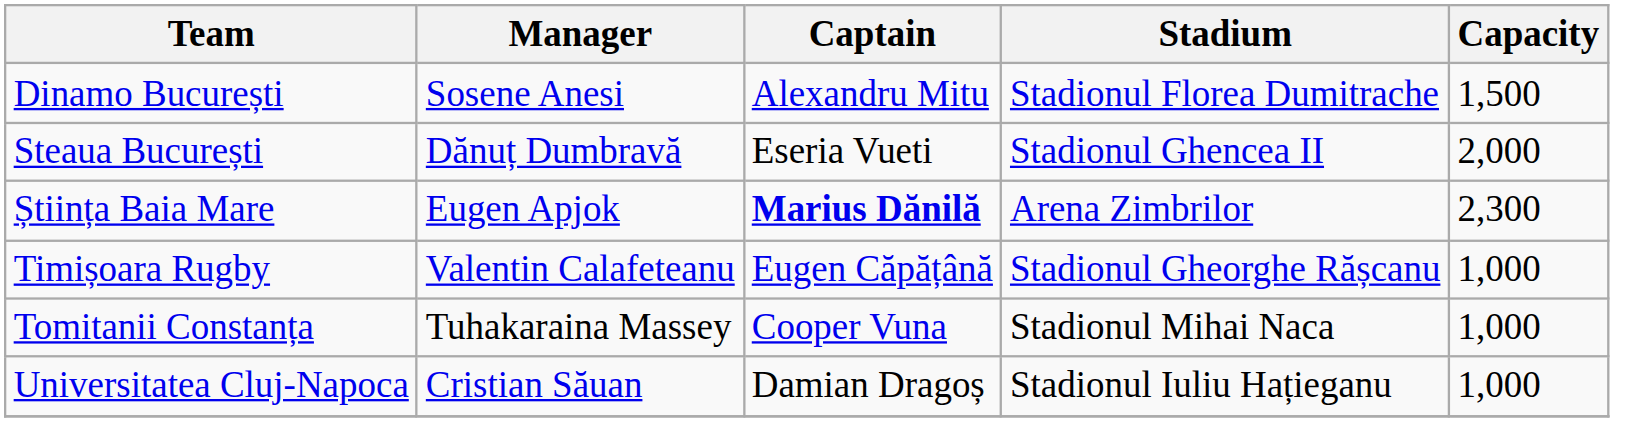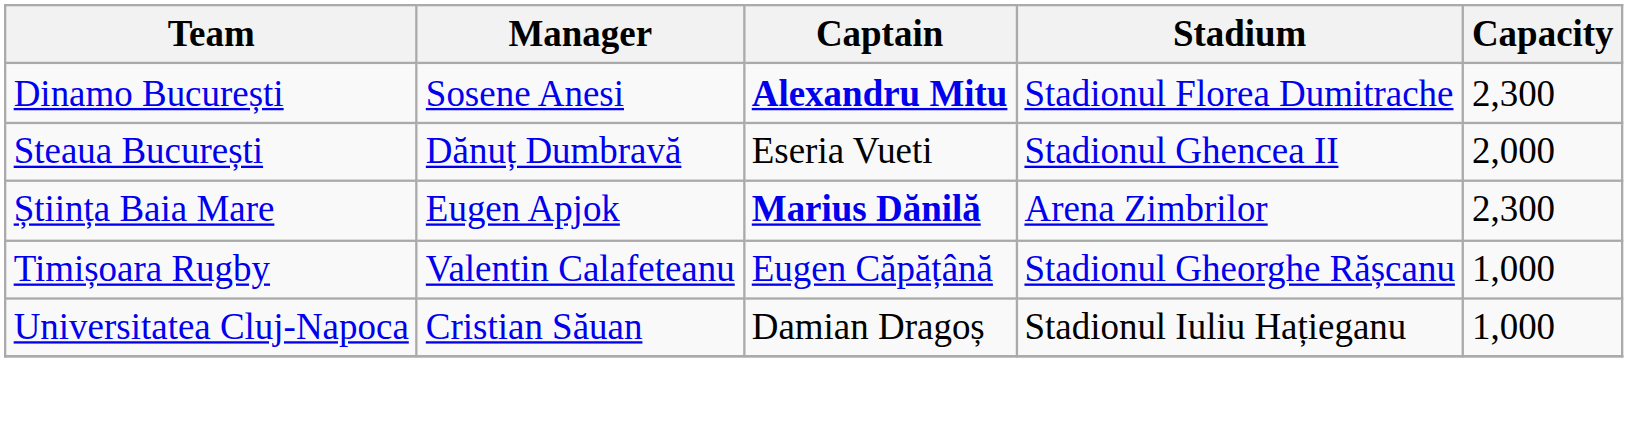(870, 92) normal -> (880, 92) bold
(1499, 92) 1,500 -> (1514, 92) 2,300
- row: (164, 326)
